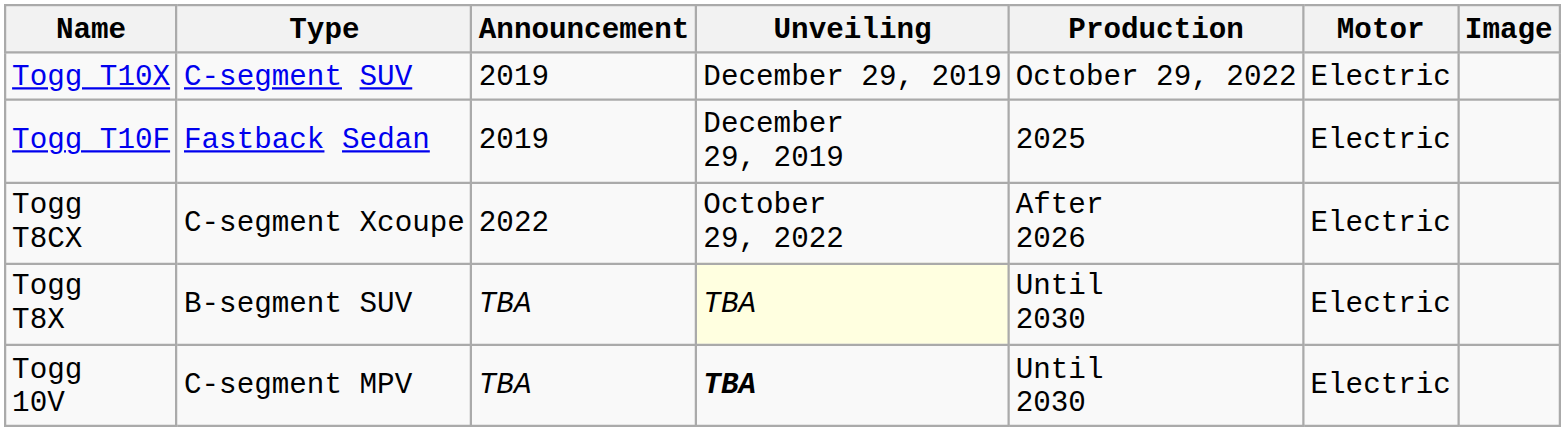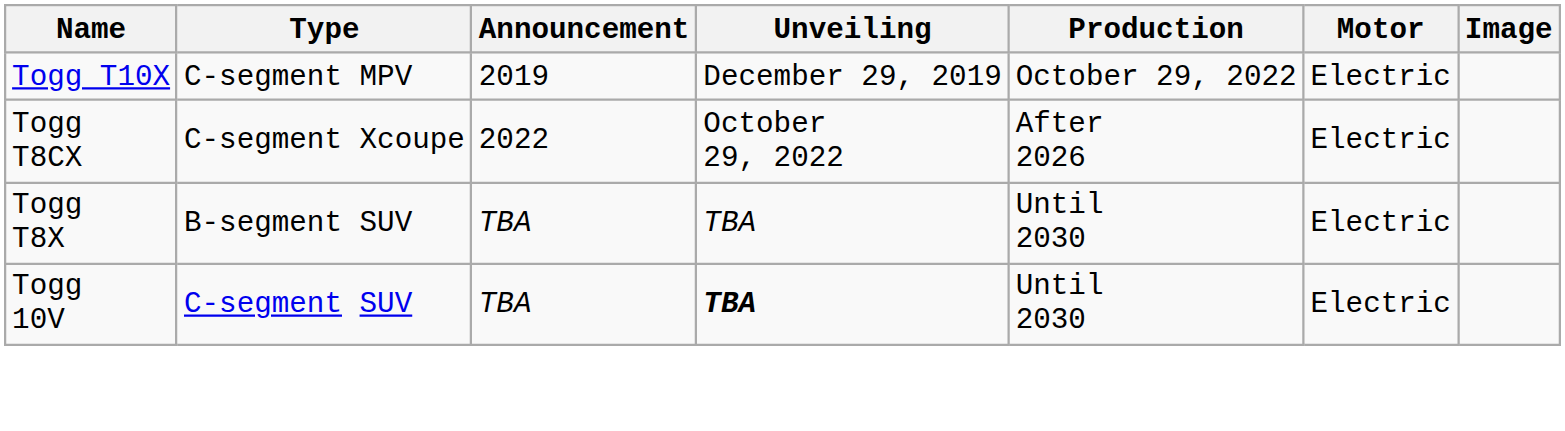(298, 77) C-segment SUV -> (298, 77) C-segment MPV
- row: (91, 141)
(730, 304) lightyellow background -> (730, 223) no background
(298, 385) C-segment MPV -> (298, 304) C-segment SUV
